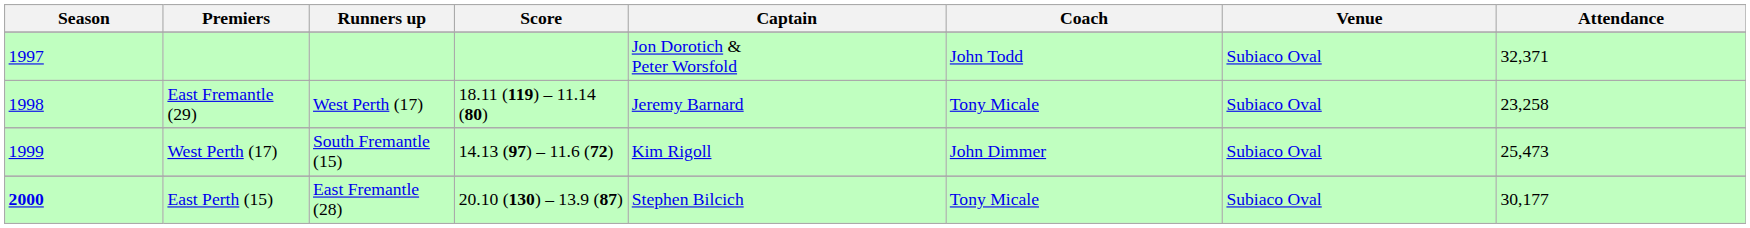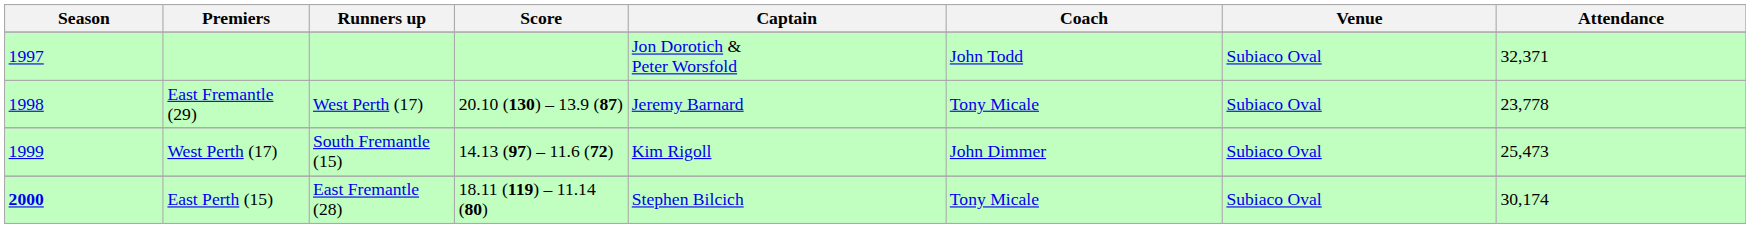(527, 103) 18.11 (119) – 11.14 (80) -> (541, 103) 20.10 (130) – 13.9 (87)
(1525, 103) 23,258 -> (1525, 103) 23,778
(541, 199) 20.10 (130) – 13.9 (87) -> (527, 199) 18.11 (119) – 11.14 (80)
(1525, 199) 30,177 -> (1525, 199) 30,174
